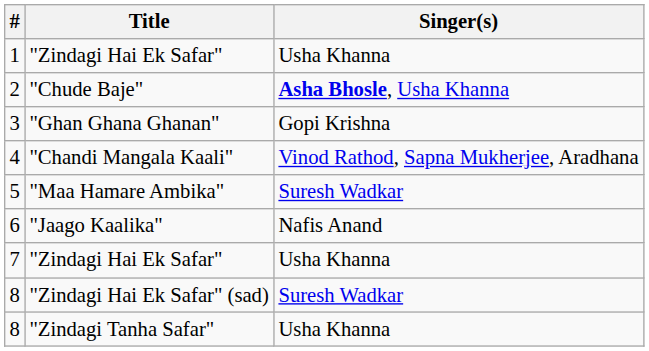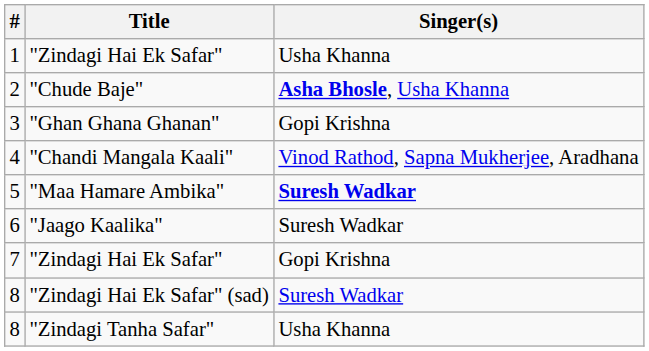(341, 192) normal -> (347, 192) bold
(330, 226) Nafis Anand -> (341, 226) Suresh Wadkar
(334, 260) Usha Khanna -> (334, 260) Gopi Krishna
